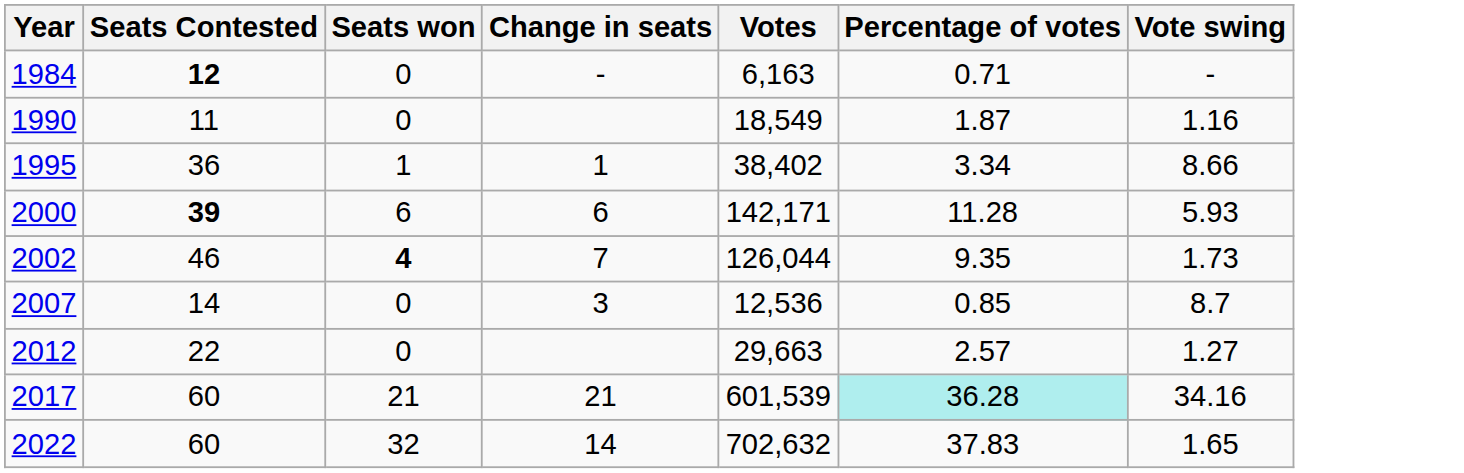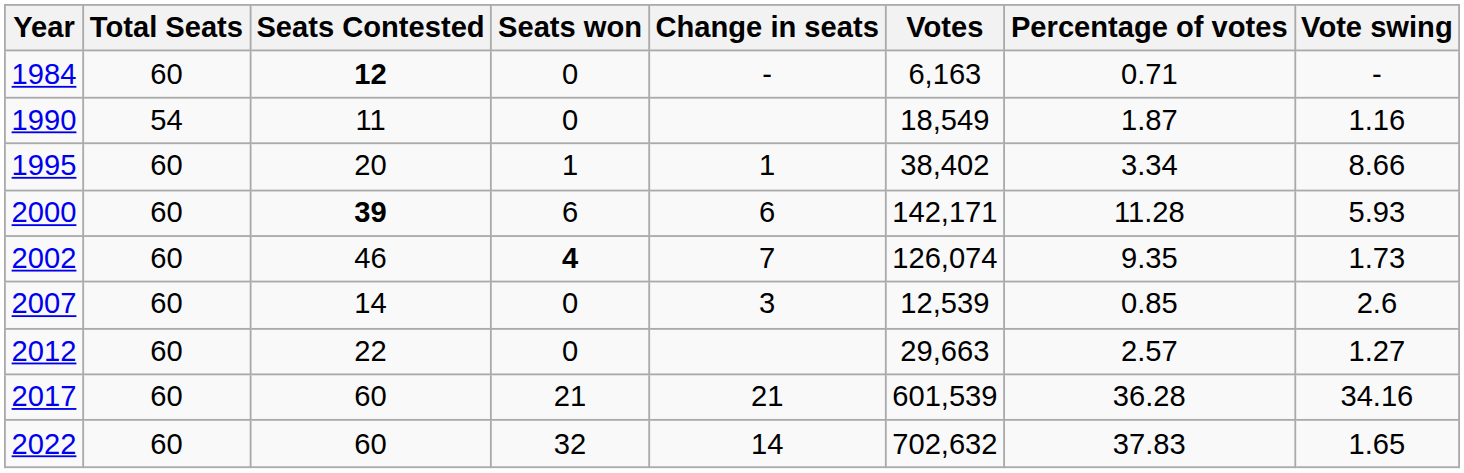+ column: (166, 27)
(204, 166) 36 -> (371, 166) 20
(778, 258) 126,044 -> (945, 258) 126,074
(778, 304) 12,536 -> (945, 304) 12,539
(1210, 304) 8.7 -> (1377, 304) 2.6
(983, 397) paleturquoise background -> (1149, 397) no background
